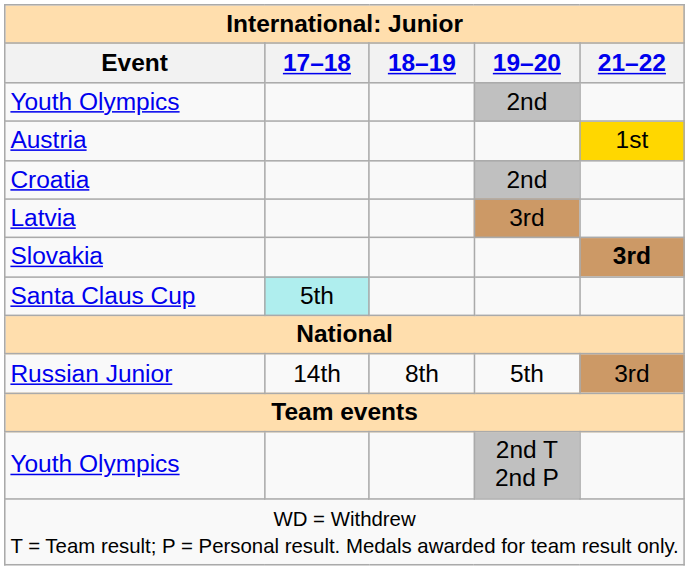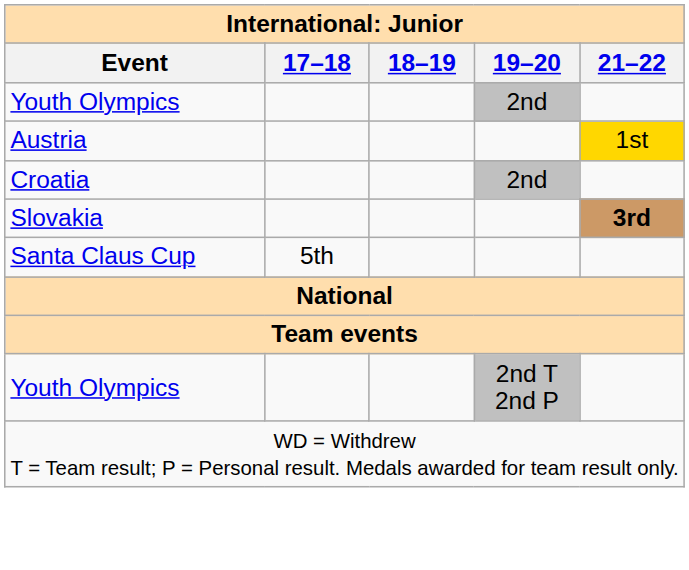- row: (43, 218)
(317, 295) paleturquoise background -> (317, 256) no background
- row: (91, 373)
